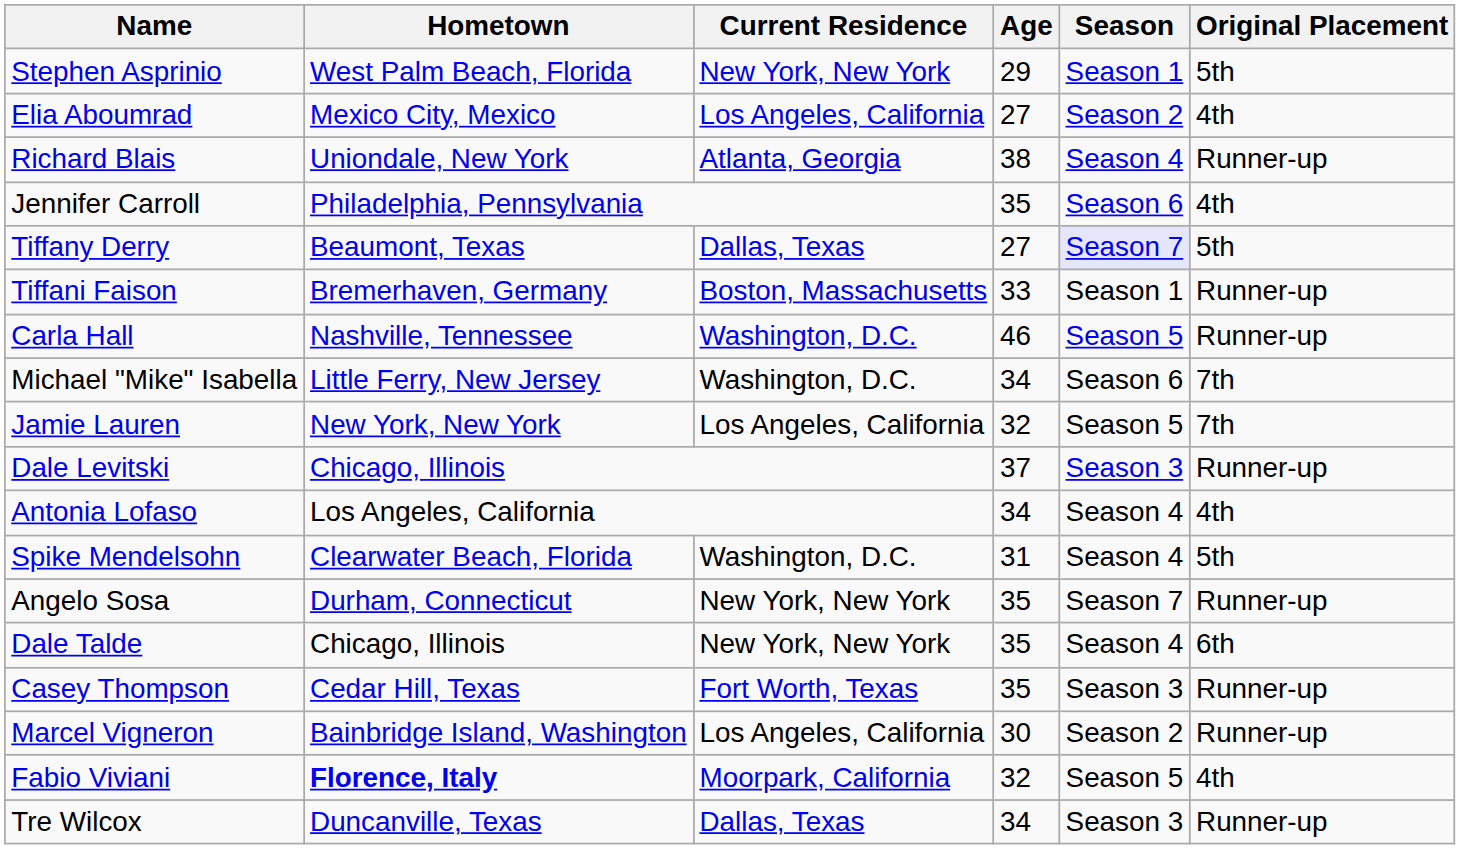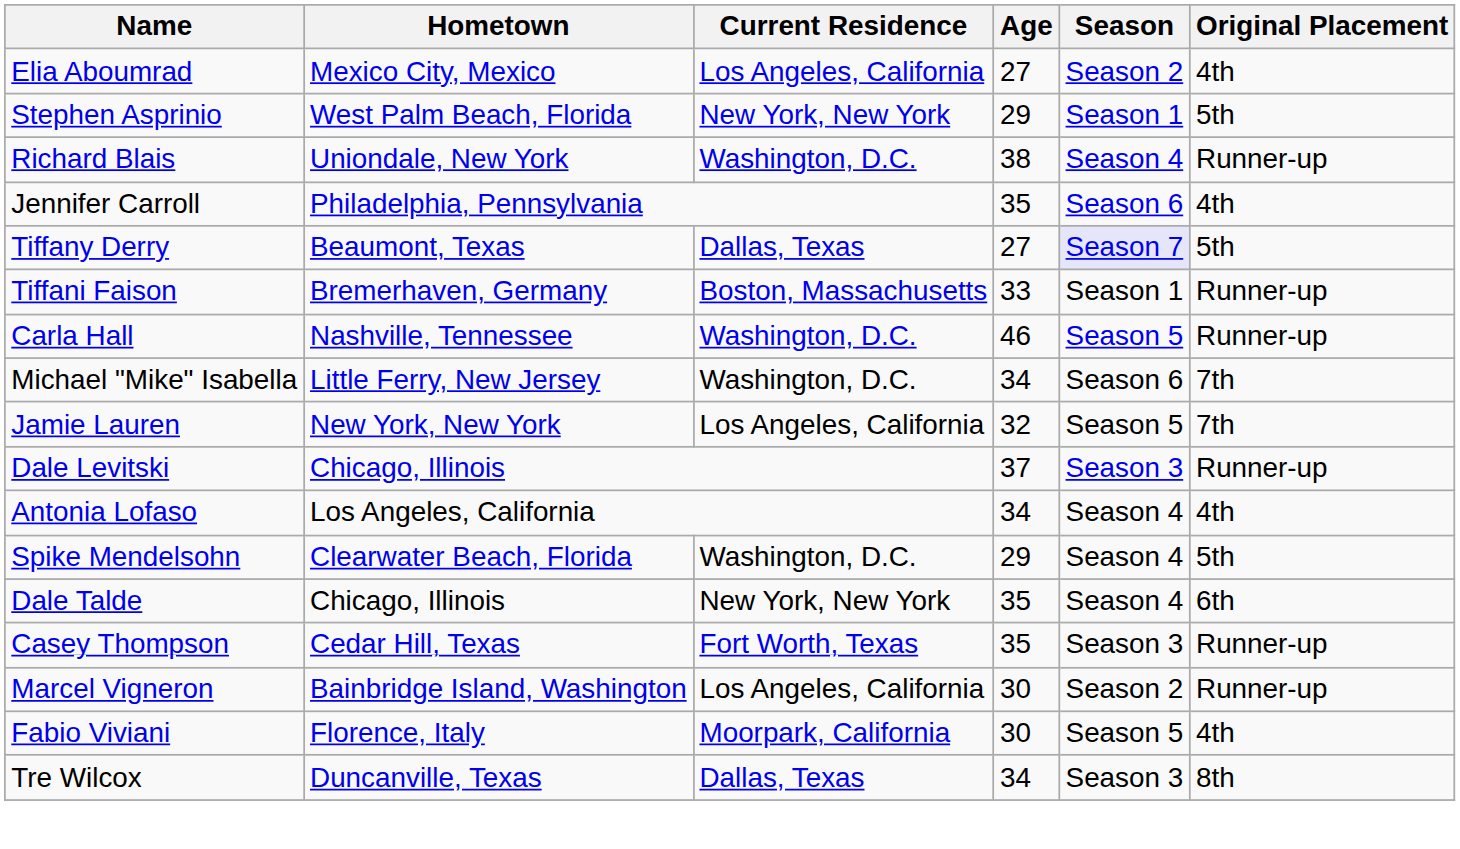rows swapped: (102, 114) <-> (117, 70)
(800, 159) Atlanta, Georgia -> (808, 159) Washington, D.C.
(1016, 556) 31 -> (1016, 556) 29
- row: (90, 600)
(404, 777) bold -> (397, 733) normal
(1016, 777) 32 -> (1016, 733) 30
(1262, 821) Runner-up -> (1215, 777) 8th
